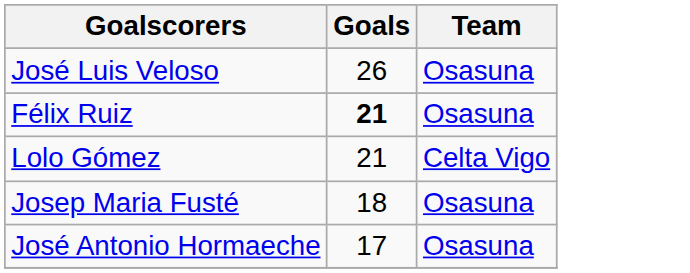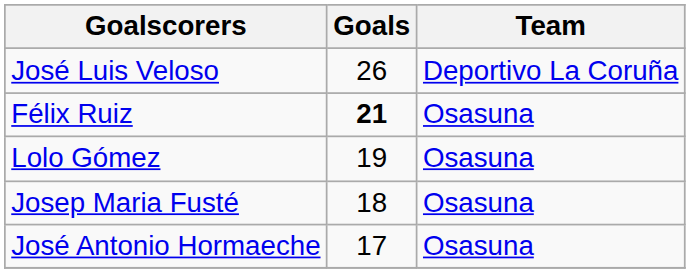(478, 70) Osasuna -> (551, 70) Deportivo La Coruña
(372, 158) 21 -> (372, 158) 19
(487, 158) Celta Vigo -> (478, 158) Osasuna
